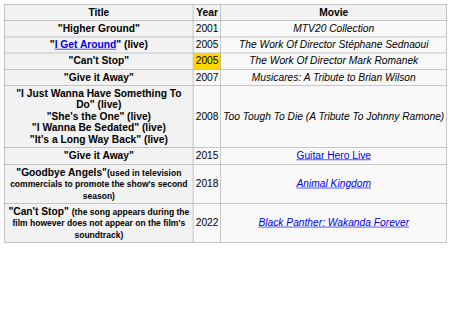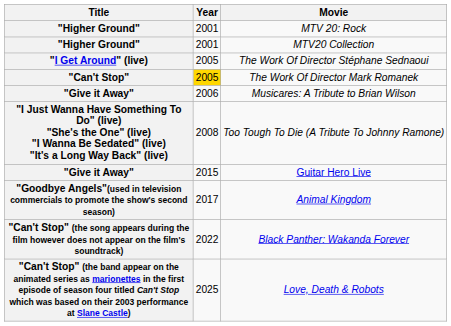+ row: (334, 28)
(207, 77) 2007 -> (207, 93) 2006
(207, 183) 2018 -> (207, 200) 2017
+ row: (334, 290)
